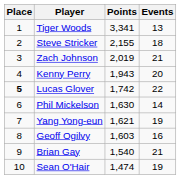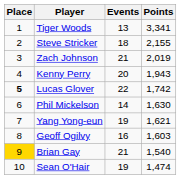columns swapped: (122, 12) <-> (157, 12)
(19, 151) no background -> (19, 151) gold background
